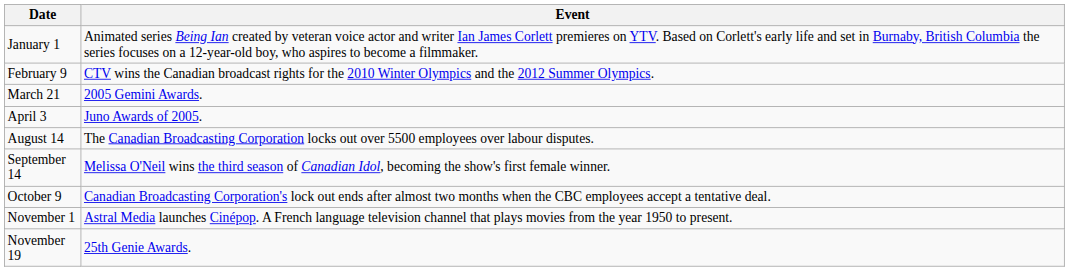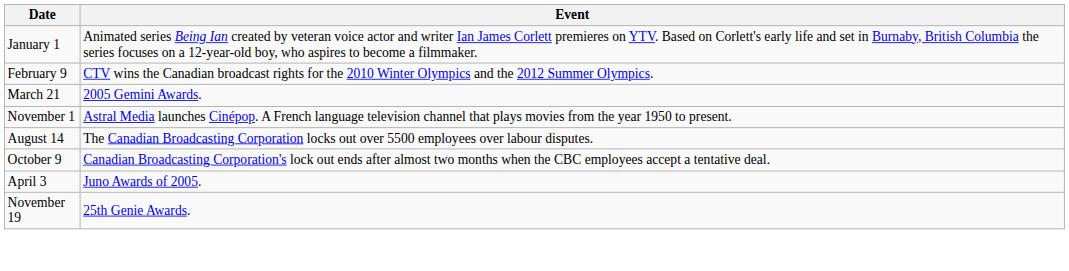rows swapped: (27, 116) <-> (41, 218)
- row: (37, 167)
